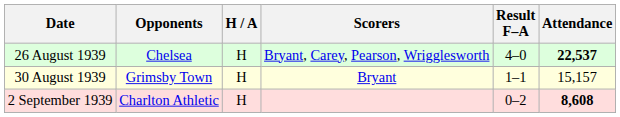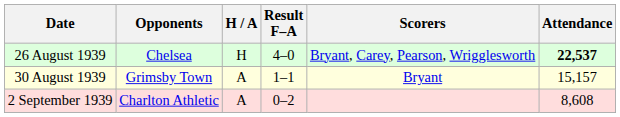columns swapped: (516, 24) <-> (377, 24)
(241, 77) H -> (241, 77) A
(241, 100) H -> (241, 100) A
(577, 100) bold -> (577, 100) normal
